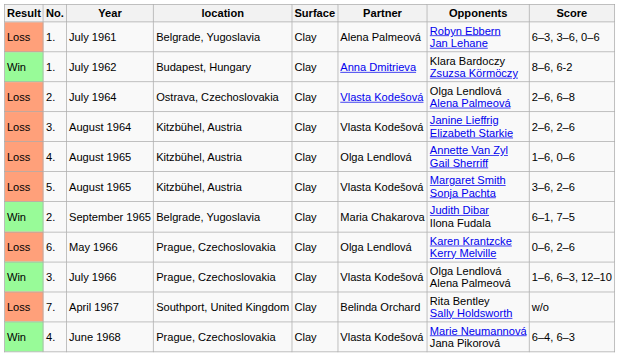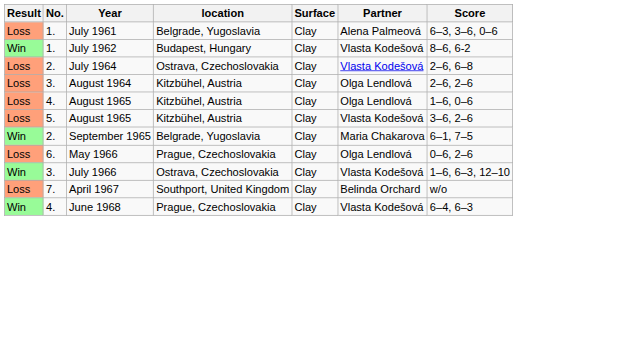- column: (478, 13)
(378, 67) Anna Dmitrieva -> (382, 48) Vlasta Kodešová
(382, 127) Vlasta Kodešová -> (376, 84) Olga Lendlová
(216, 277) Prague, Czechoslovakia -> (217, 171) Ostrava, Czechoslovakia
